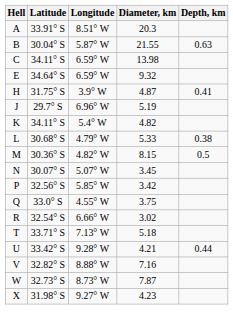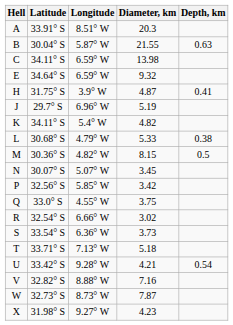+ row: (16, 233)
(203, 249) 0.44 -> (203, 265) 0.54
